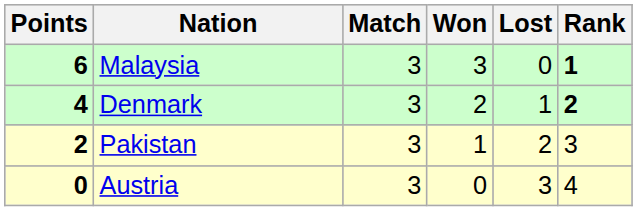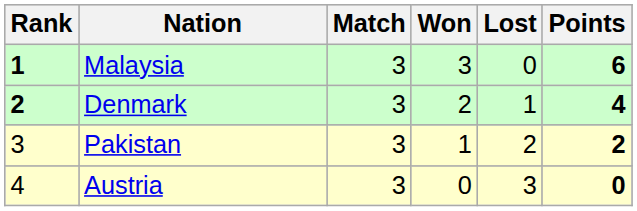columns swapped: (595, 24) <-> (49, 24)
